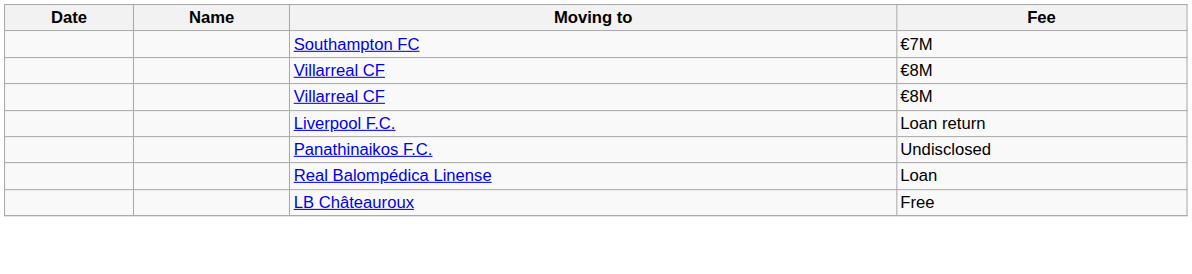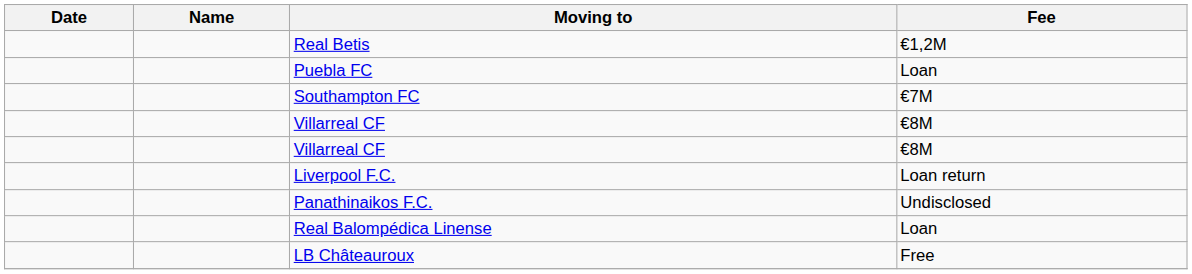+ row: (332, 44)
+ row: (333, 70)
